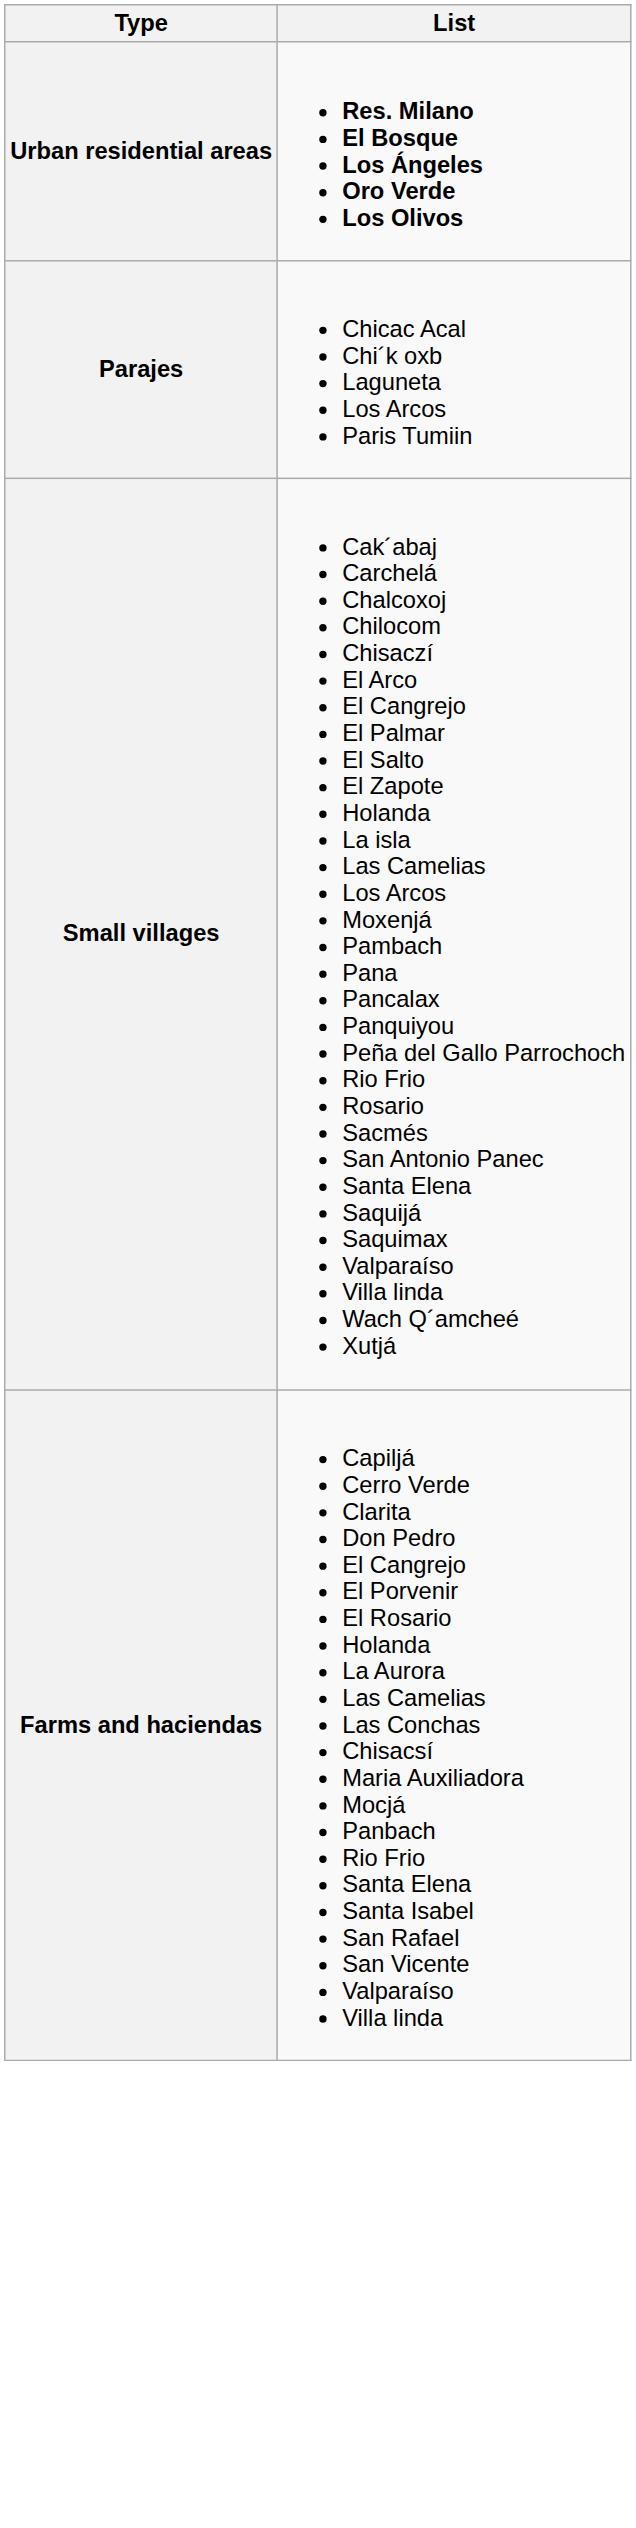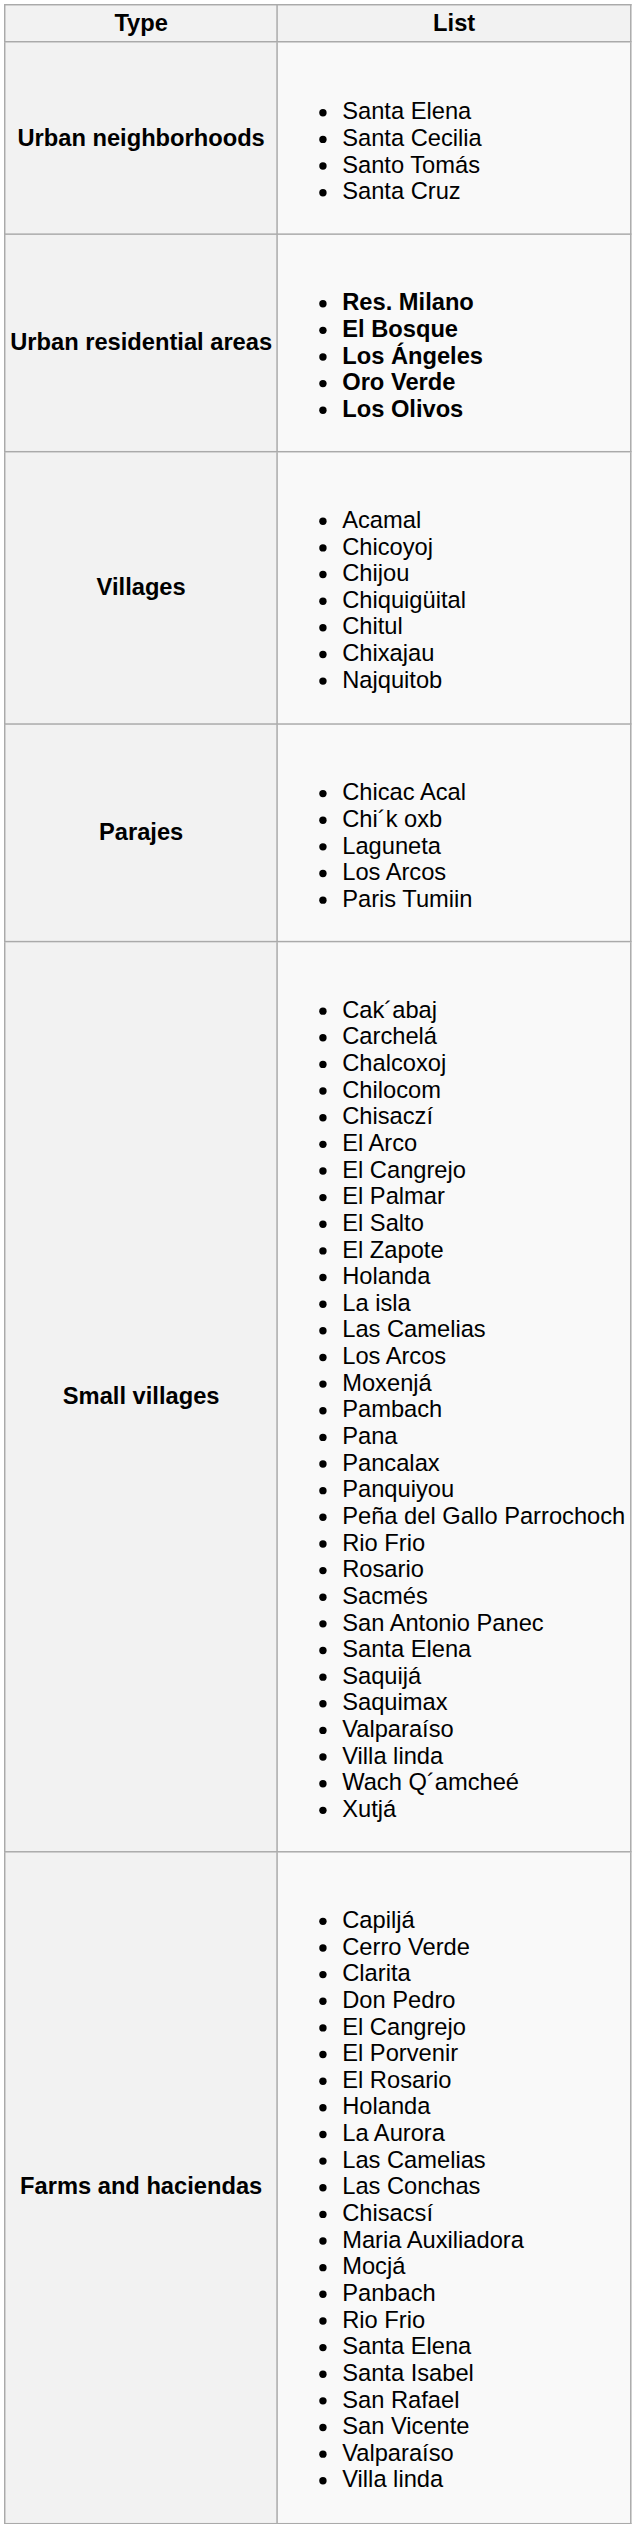+ row: (141, 137)
+ row: (141, 587)
